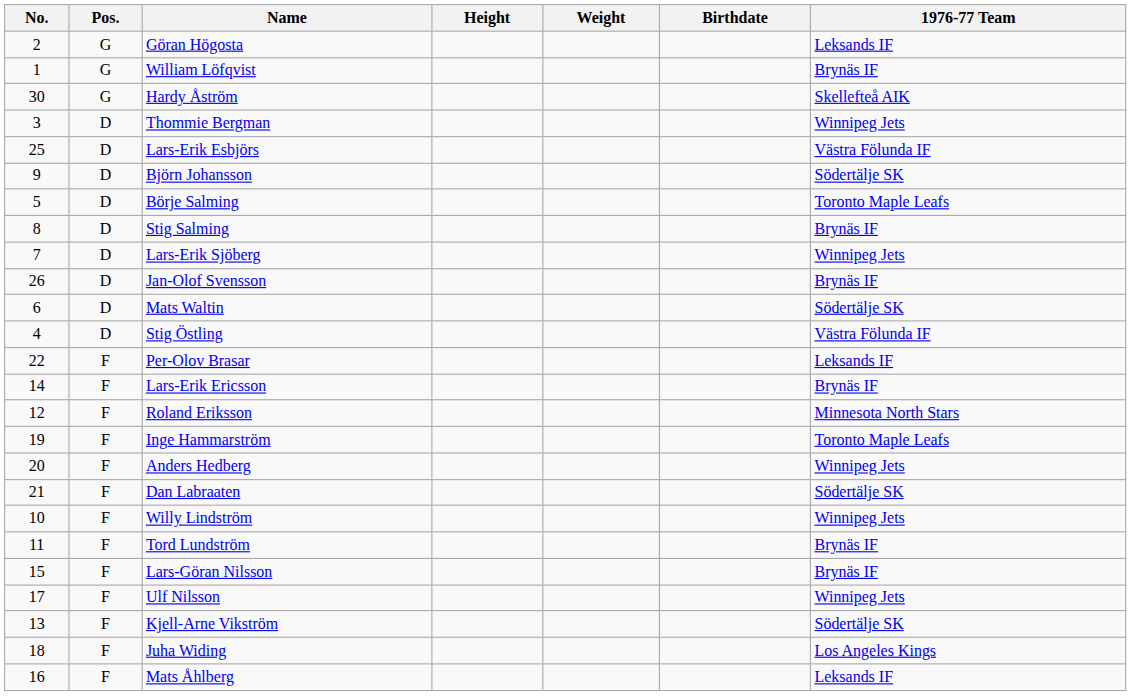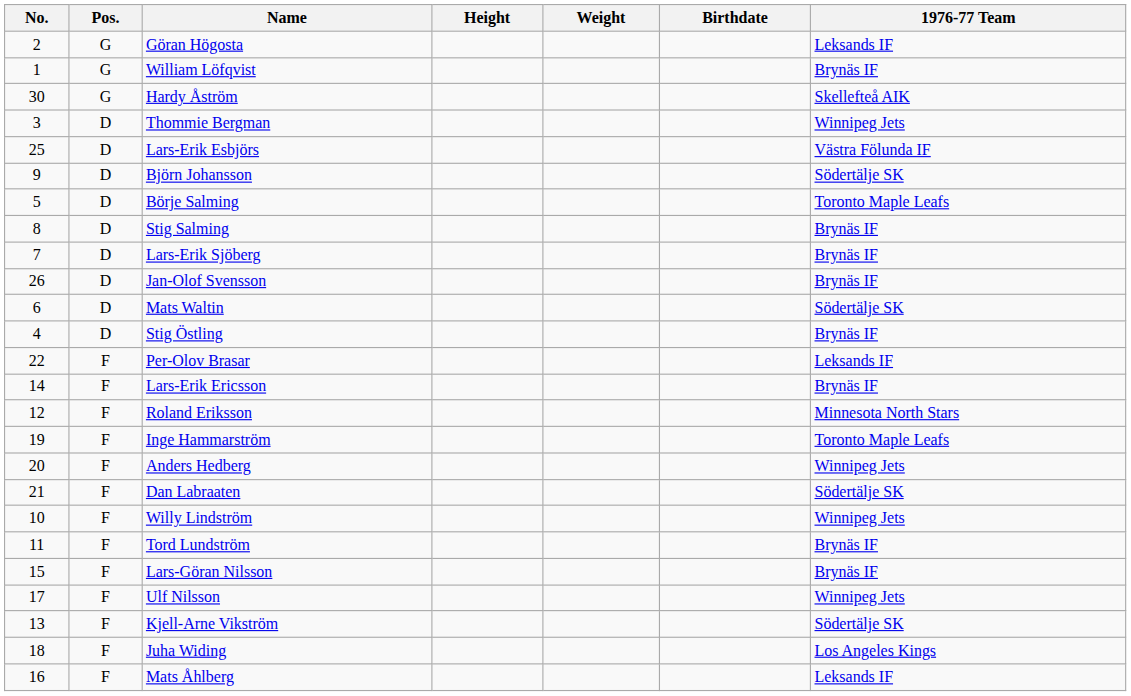(860, 255) Winnipeg Jets -> (846, 255) Brynäs IF
(873, 334) Västra Fölunda IF -> (846, 334) Brynäs IF
